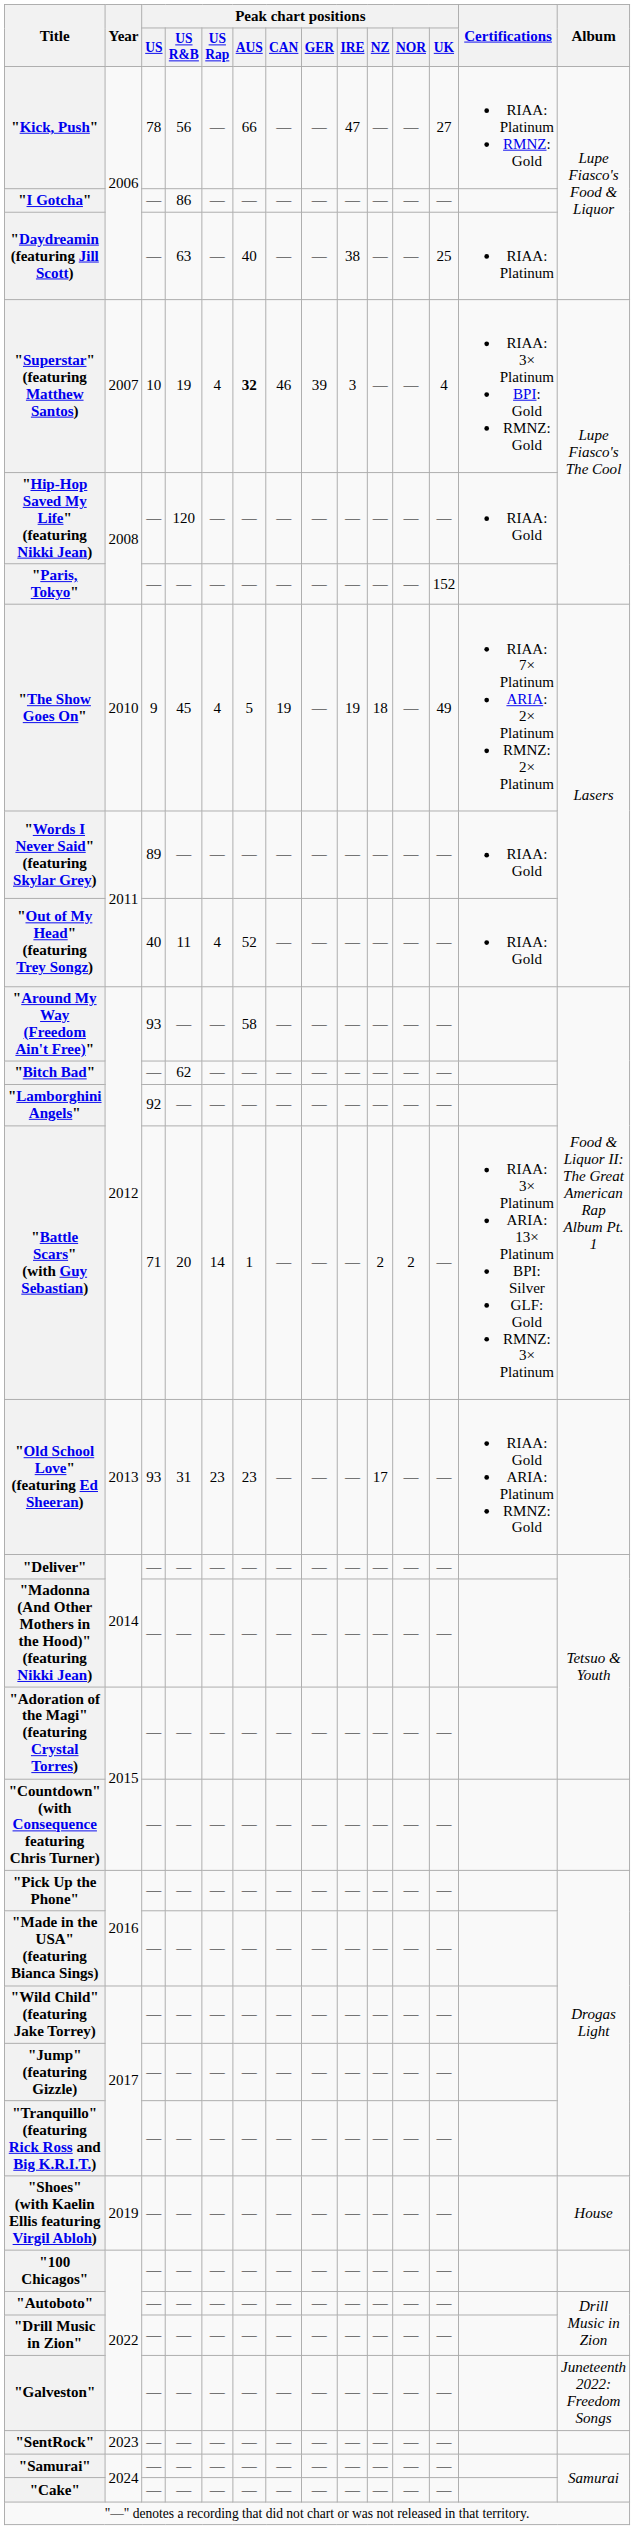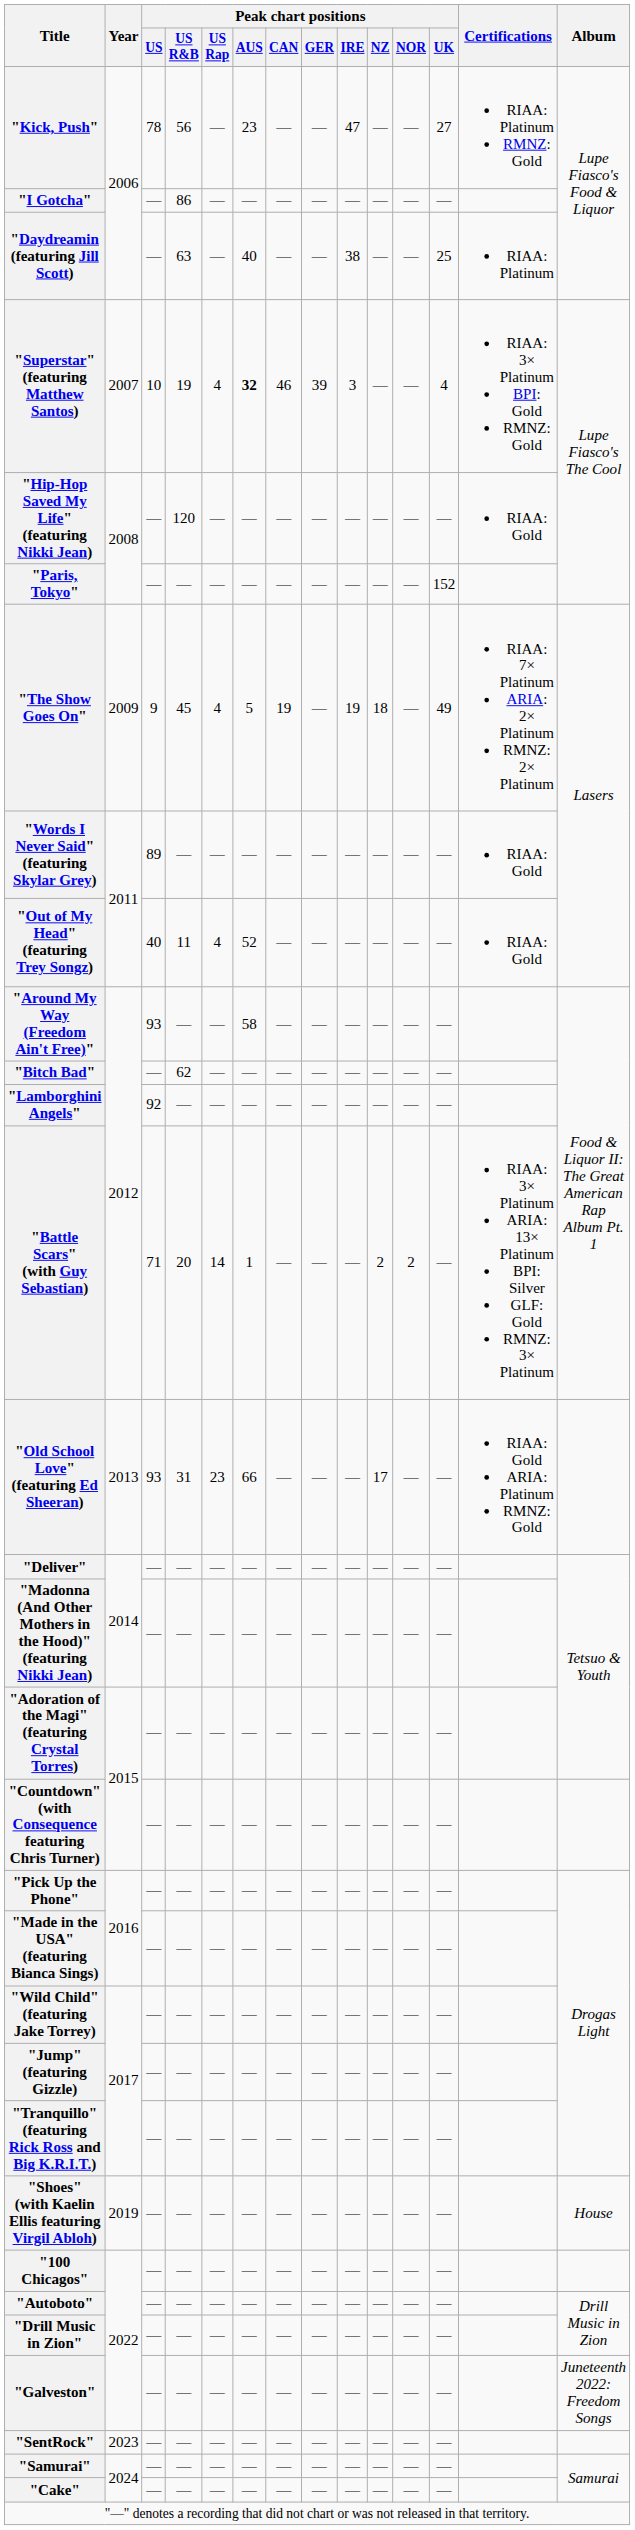(249, 127) 66 -> (249, 127) 23
(124, 707) 2010 -> (124, 707) 2009
(249, 1477) 23 -> (249, 1477) 66
